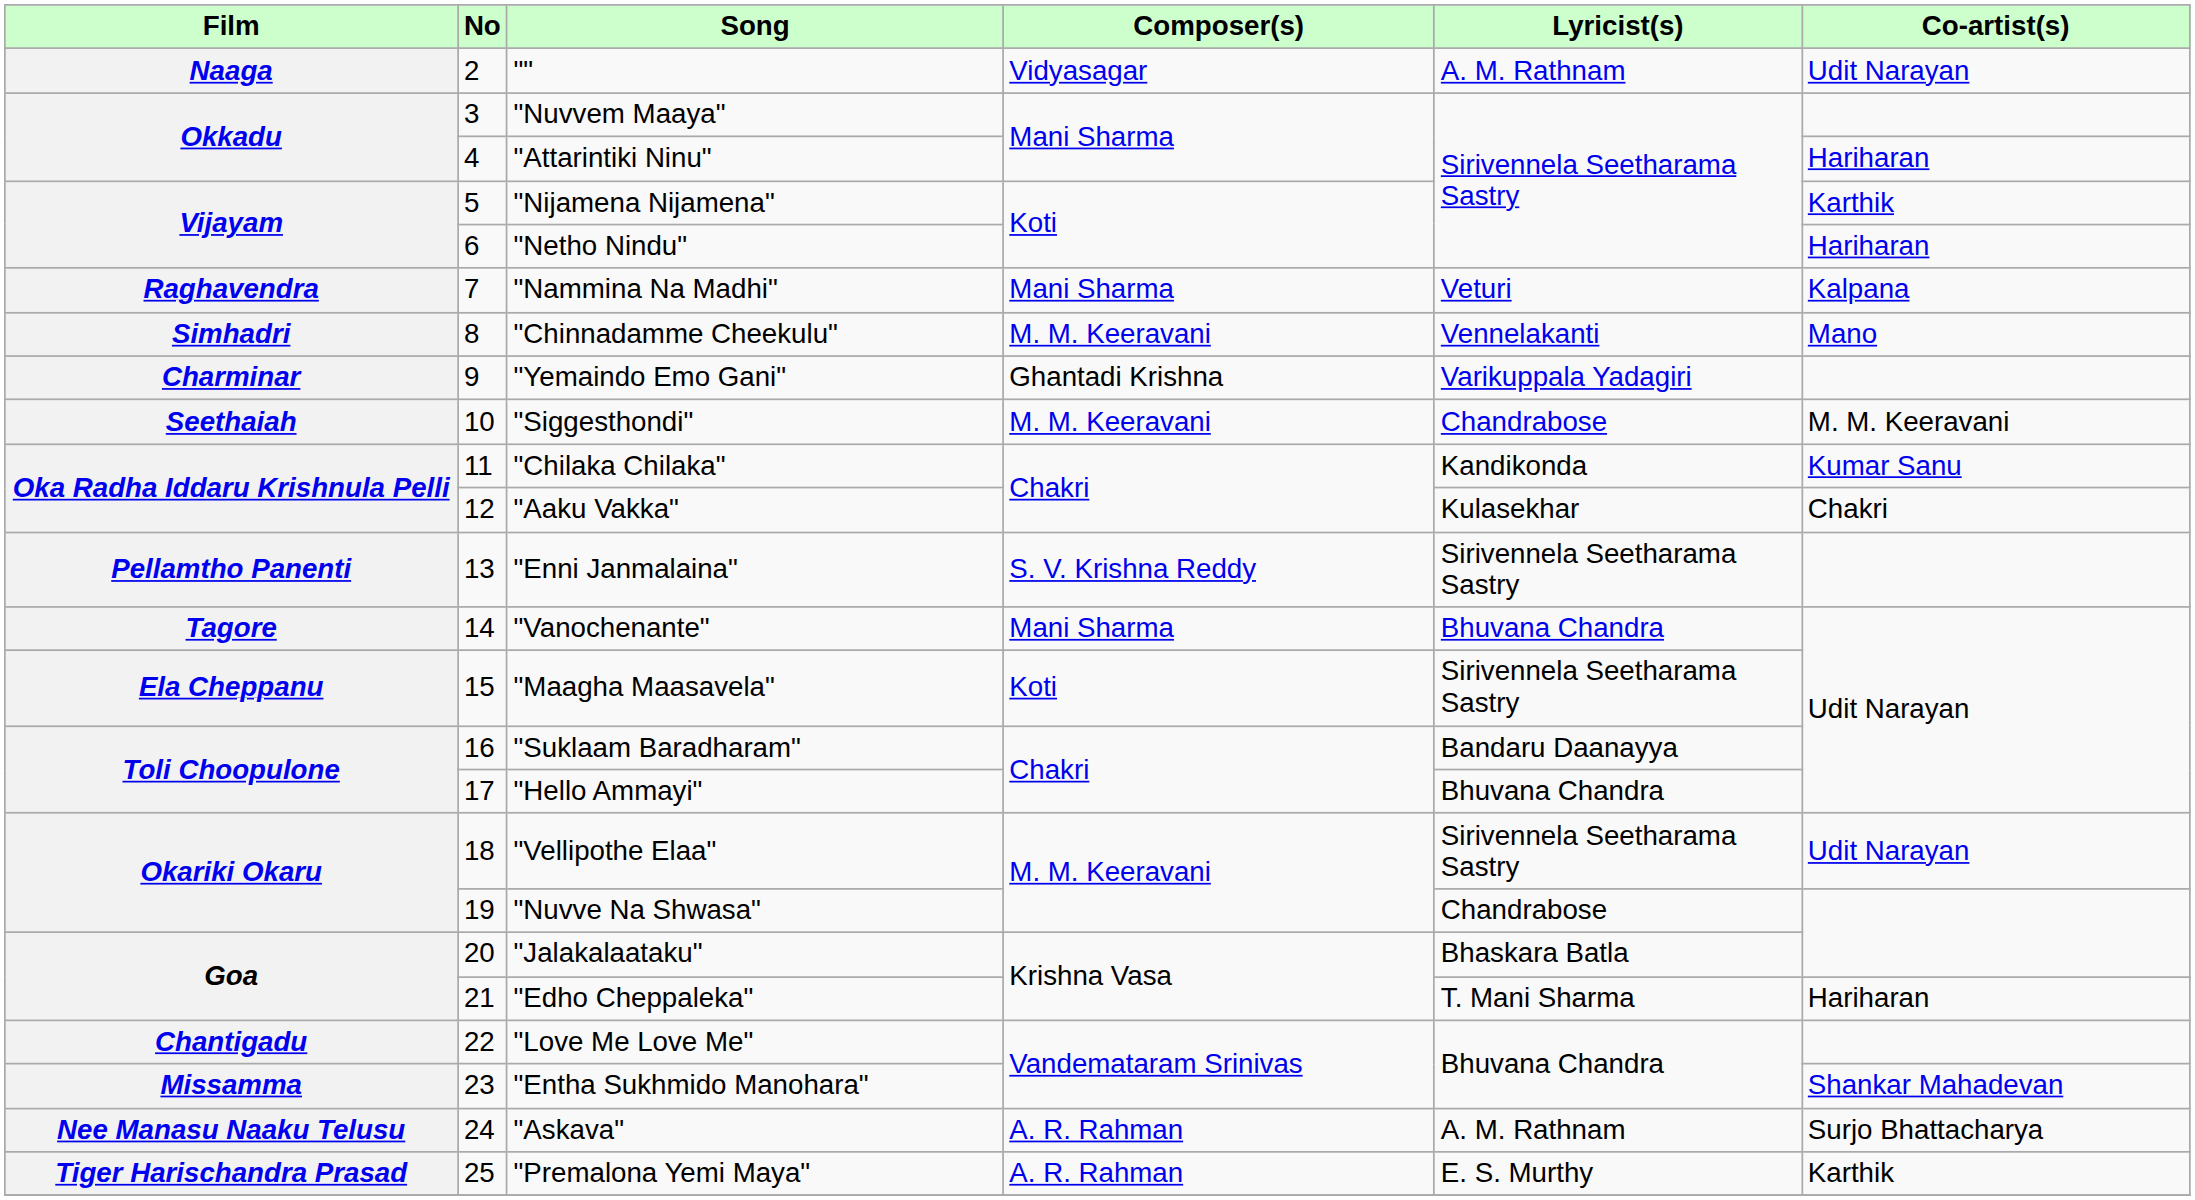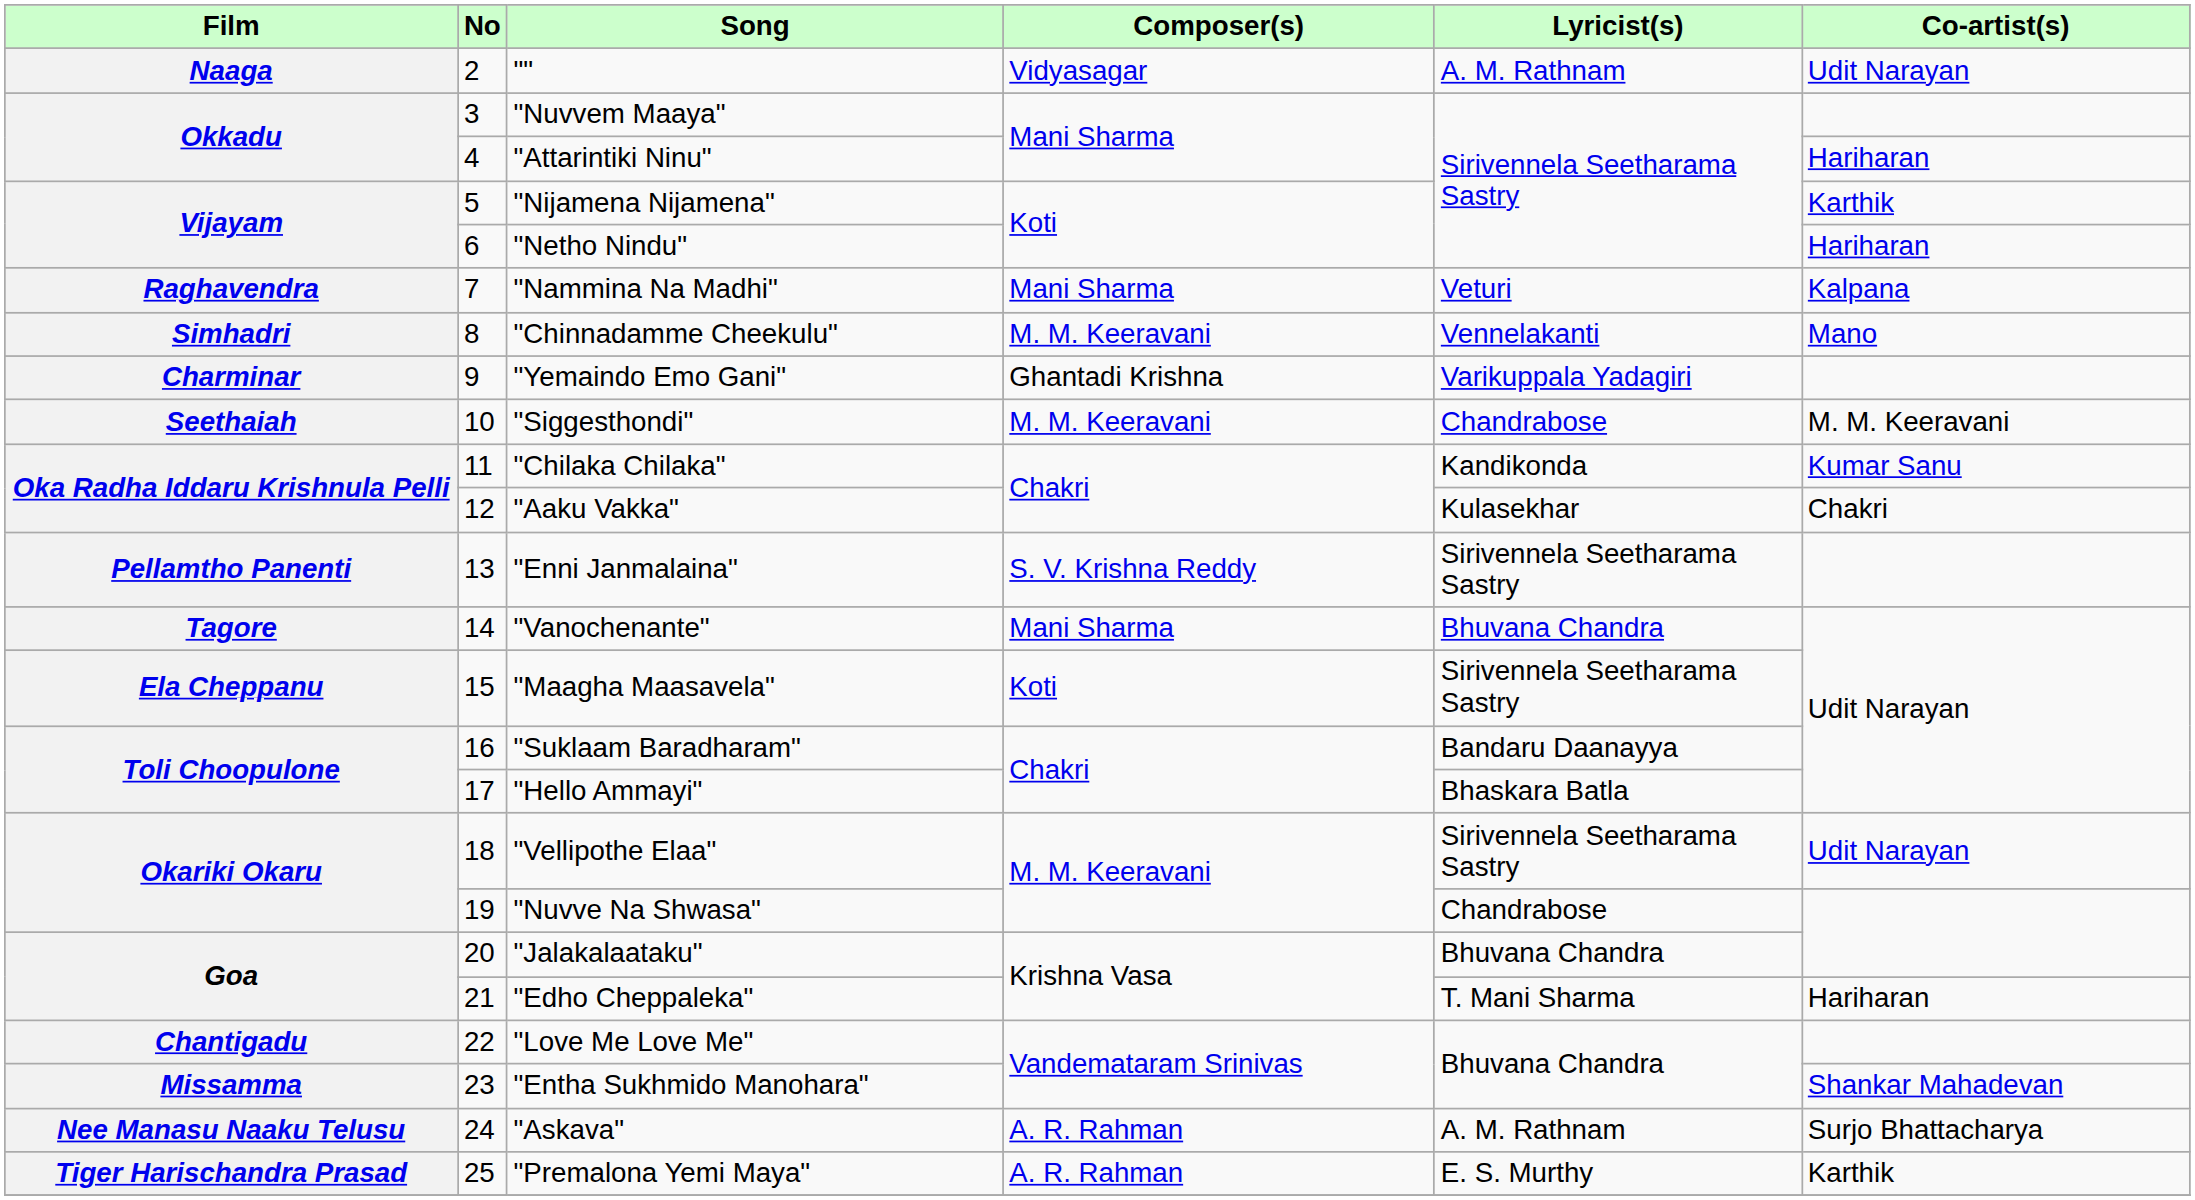(1552, 791) Bhuvana Chandra -> (1535, 791) Bhaskara Batla
(1535, 953) Bhaskara Batla -> (1552, 953) Bhuvana Chandra
